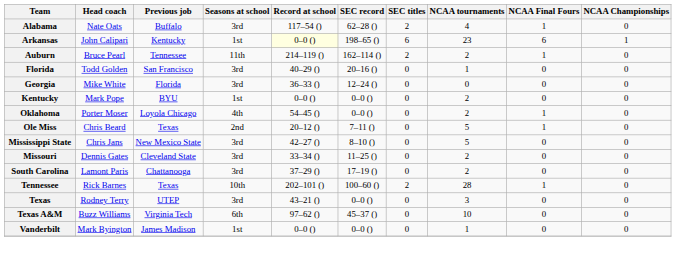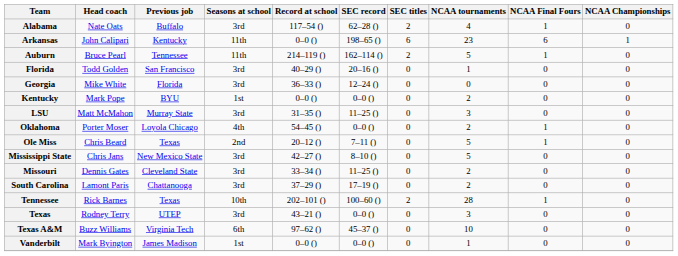(237, 41) 1st -> (239, 41) 11th
(305, 41) lightyellow background -> (306, 41) no background
(467, 55) 2 -> (469, 55) 5
+ row: (40, 113)
